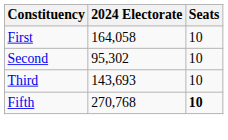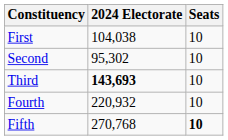(114, 37) 164,058 -> (114, 37) 104,038
(114, 80) normal -> (114, 80) bold
+ row: (26, 102)
